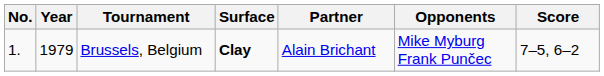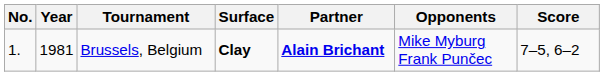(56, 49) 1979 -> (56, 49) 1981
(329, 49) normal -> (333, 49) bold
